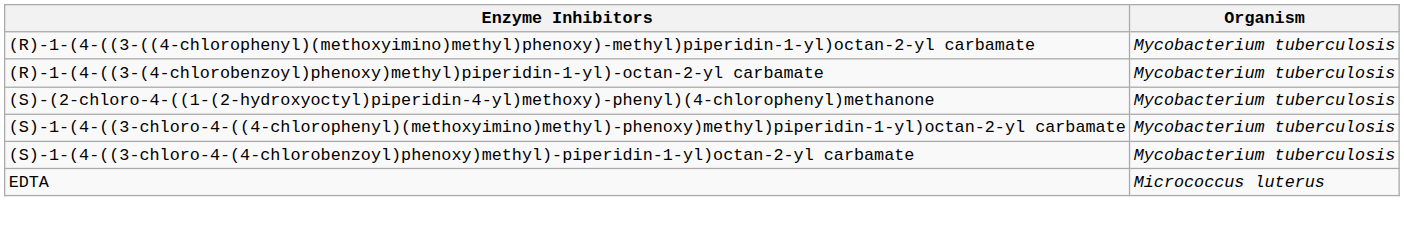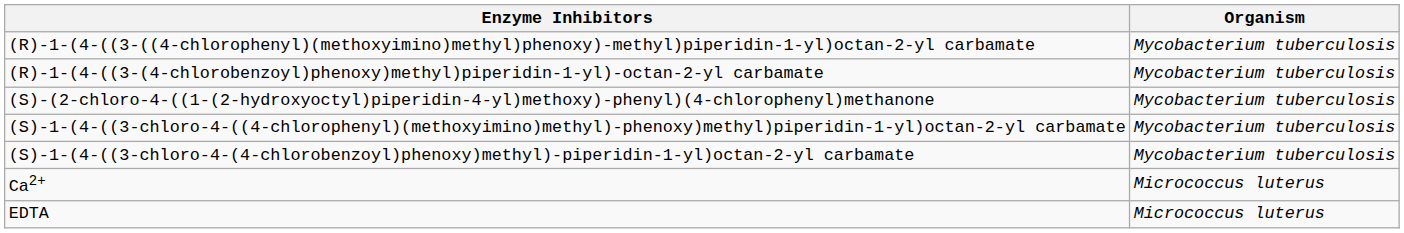+ row: (27, 184)
